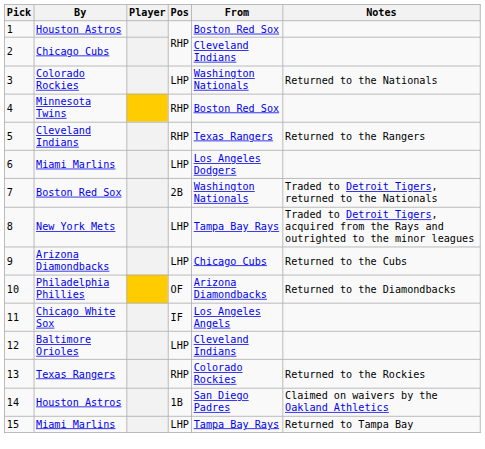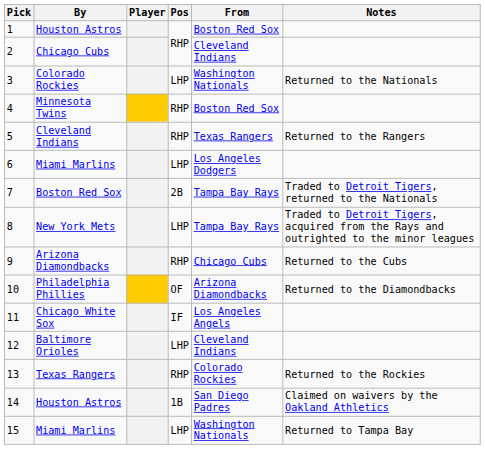(224, 193) Washington Nationals -> (236, 193) Tampa Bay Rays
(180, 261) LHP -> (180, 261) RHP
(236, 424) Tampa Bay Rays -> (224, 430) Washington Nationals
